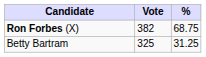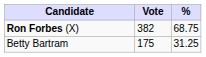(146, 44) 325 -> (146, 44) 175
